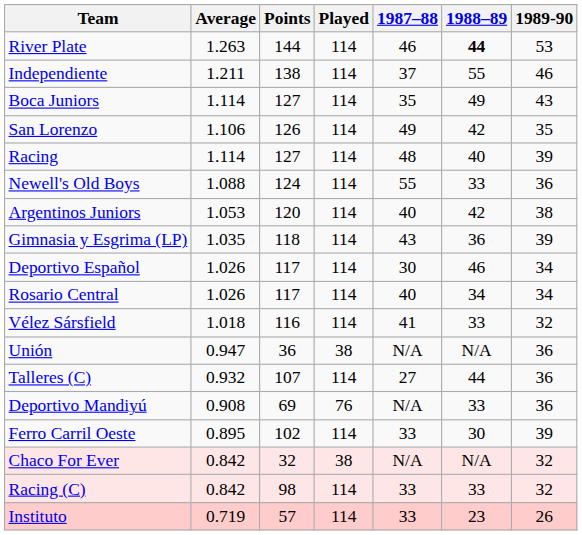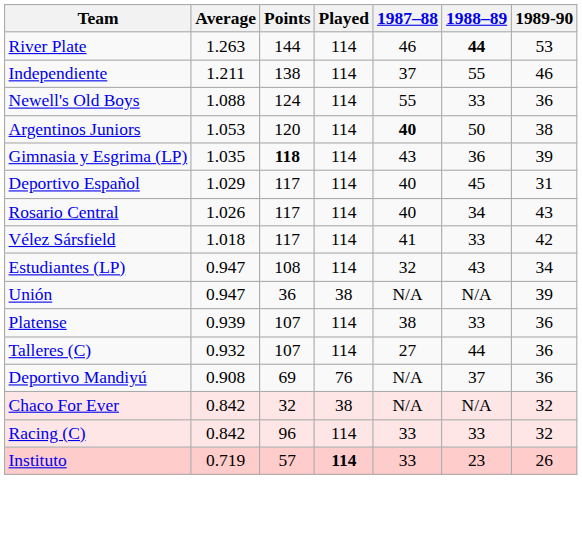- row: (54, 101)
- row: (53, 128)
- row: (33, 156)
(408, 211) normal -> (408, 128) bold
(477, 211) 42 -> (477, 128) 50
(287, 239) normal -> (287, 156) bold
(226, 267) 1.026 -> (226, 184) 1.029
(408, 267) 30 -> (408, 184) 40
(477, 267) 46 -> (477, 184) 45
(544, 267) 34 -> (544, 184) 31
(544, 294) 34 -> (544, 211) 43
(287, 322) 116 -> (287, 239) 117
(544, 322) 32 -> (544, 239) 42
+ row: (67, 267)
(544, 350) 36 -> (544, 294) 39
+ row: (38, 322)
(477, 405) 33 -> (477, 377) 37
- row: (72, 433)
(287, 488) 98 -> (287, 433) 96
(344, 516) normal -> (344, 460) bold
